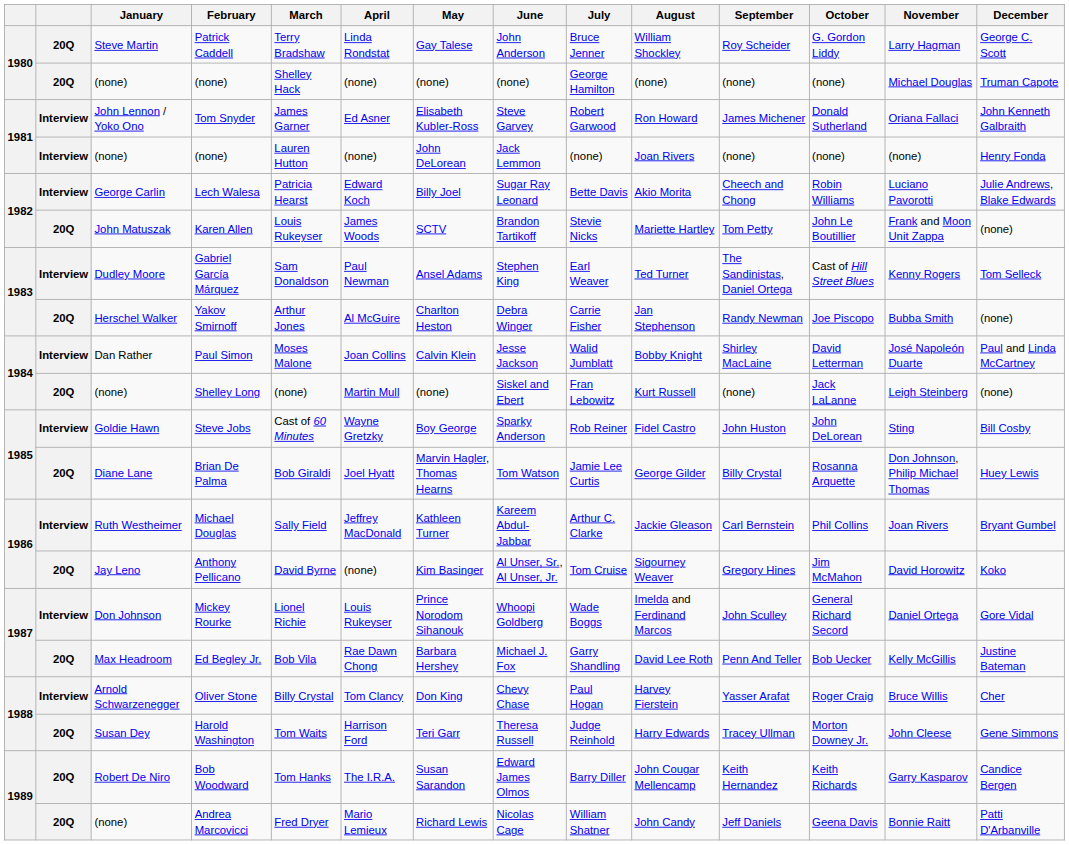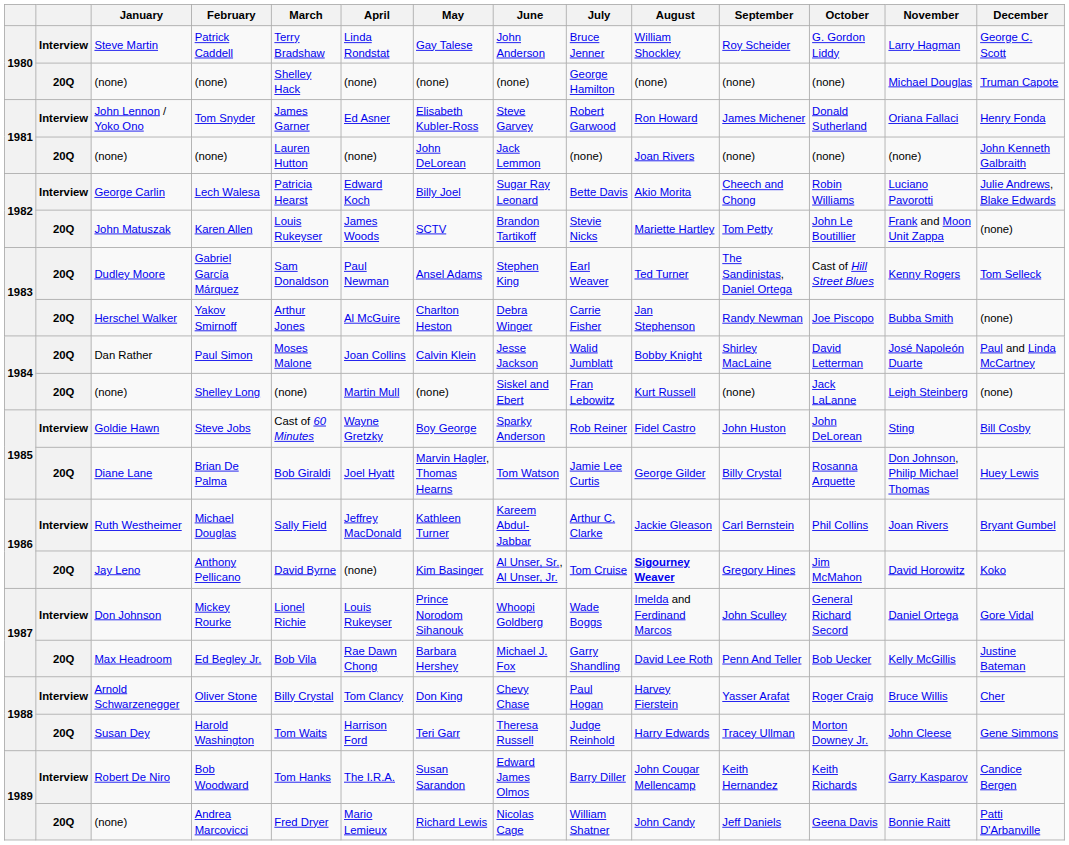(64, 45) 20Q -> (64, 45) Interview
(1015, 119) John Kenneth Galbraith -> (1013, 119) Henry Fonda
(64, 155) Interview -> (64, 155) 20Q
(1013, 155) Henry Fonda -> (1015, 155) John Kenneth Galbraith
(64, 274) Interview -> (64, 274) 20Q
(64, 355) Interview -> (64, 355) 20Q
(660, 570) normal -> (662, 569) bold
(64, 777) 20Q -> (64, 777) Interview
